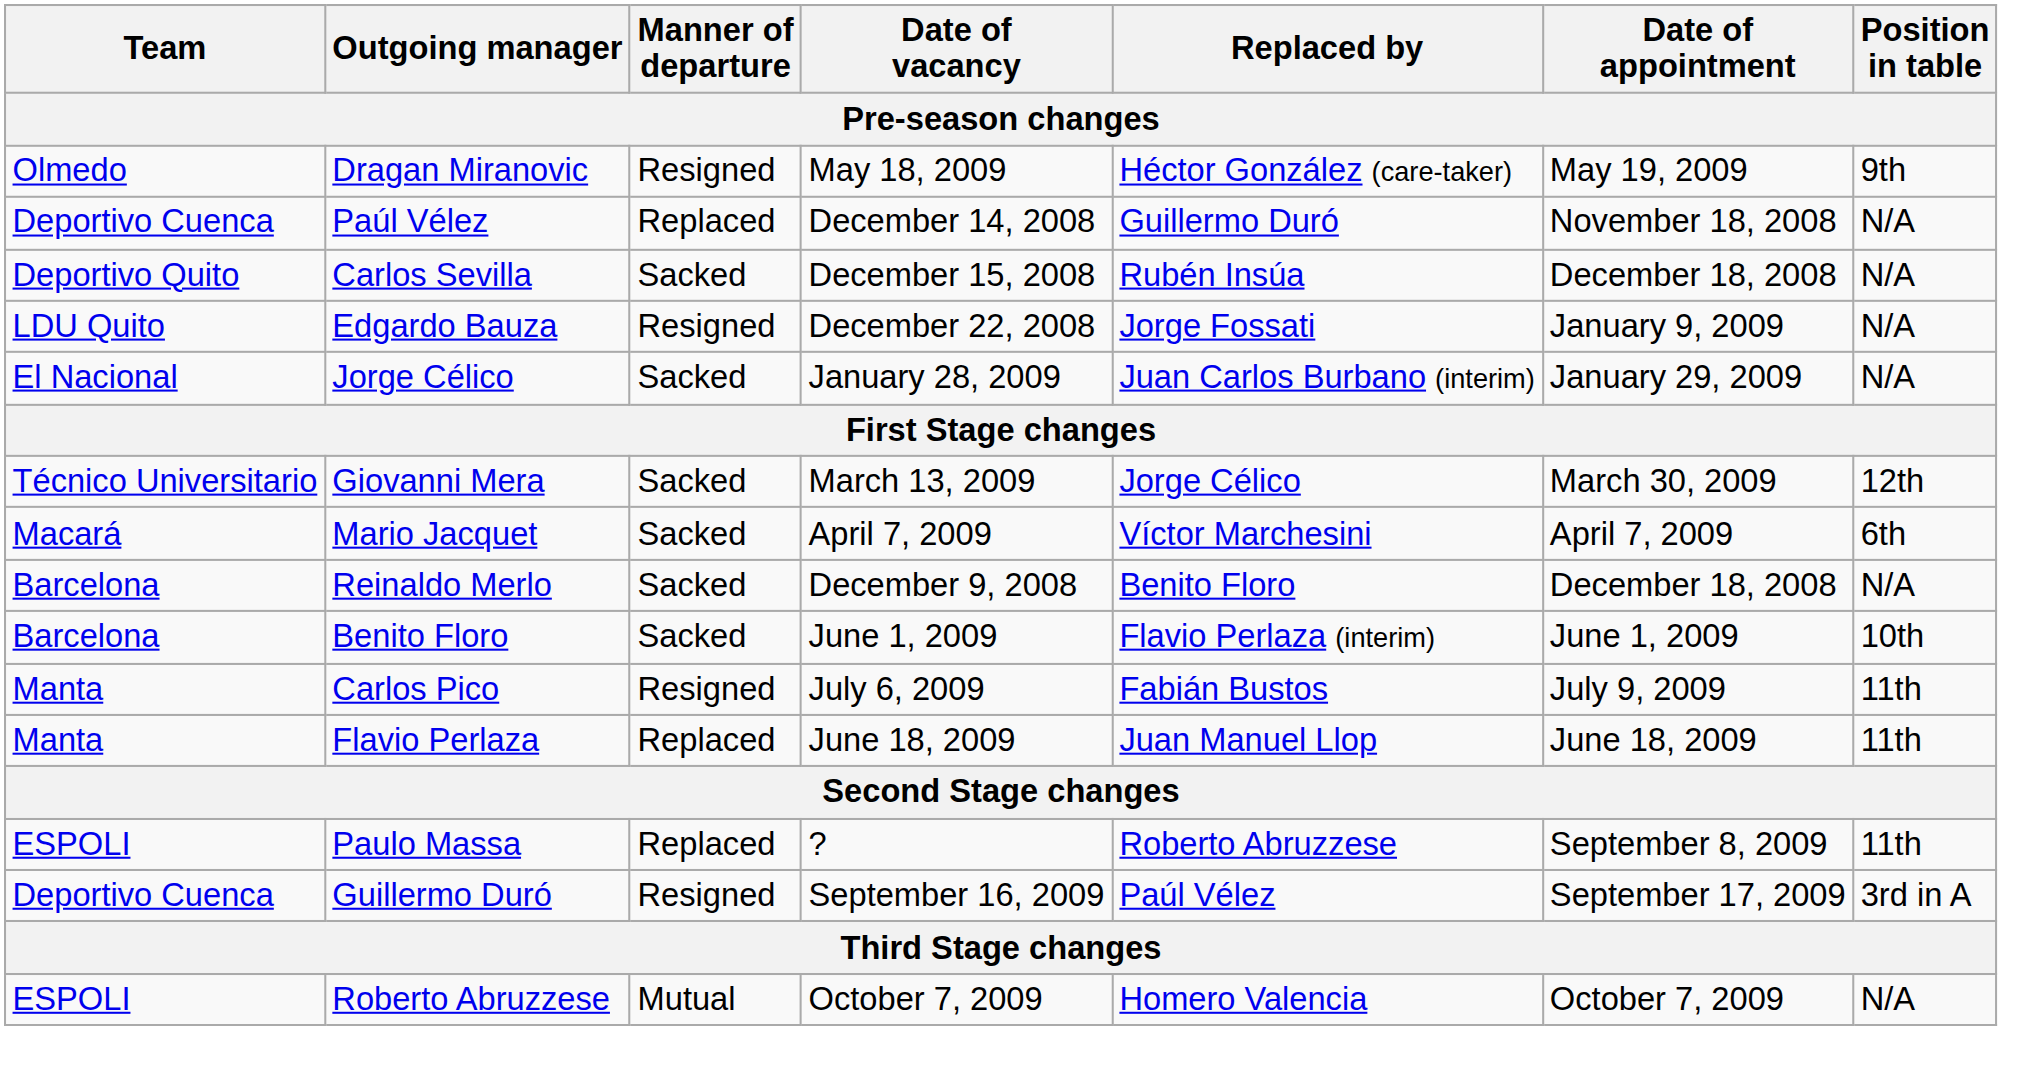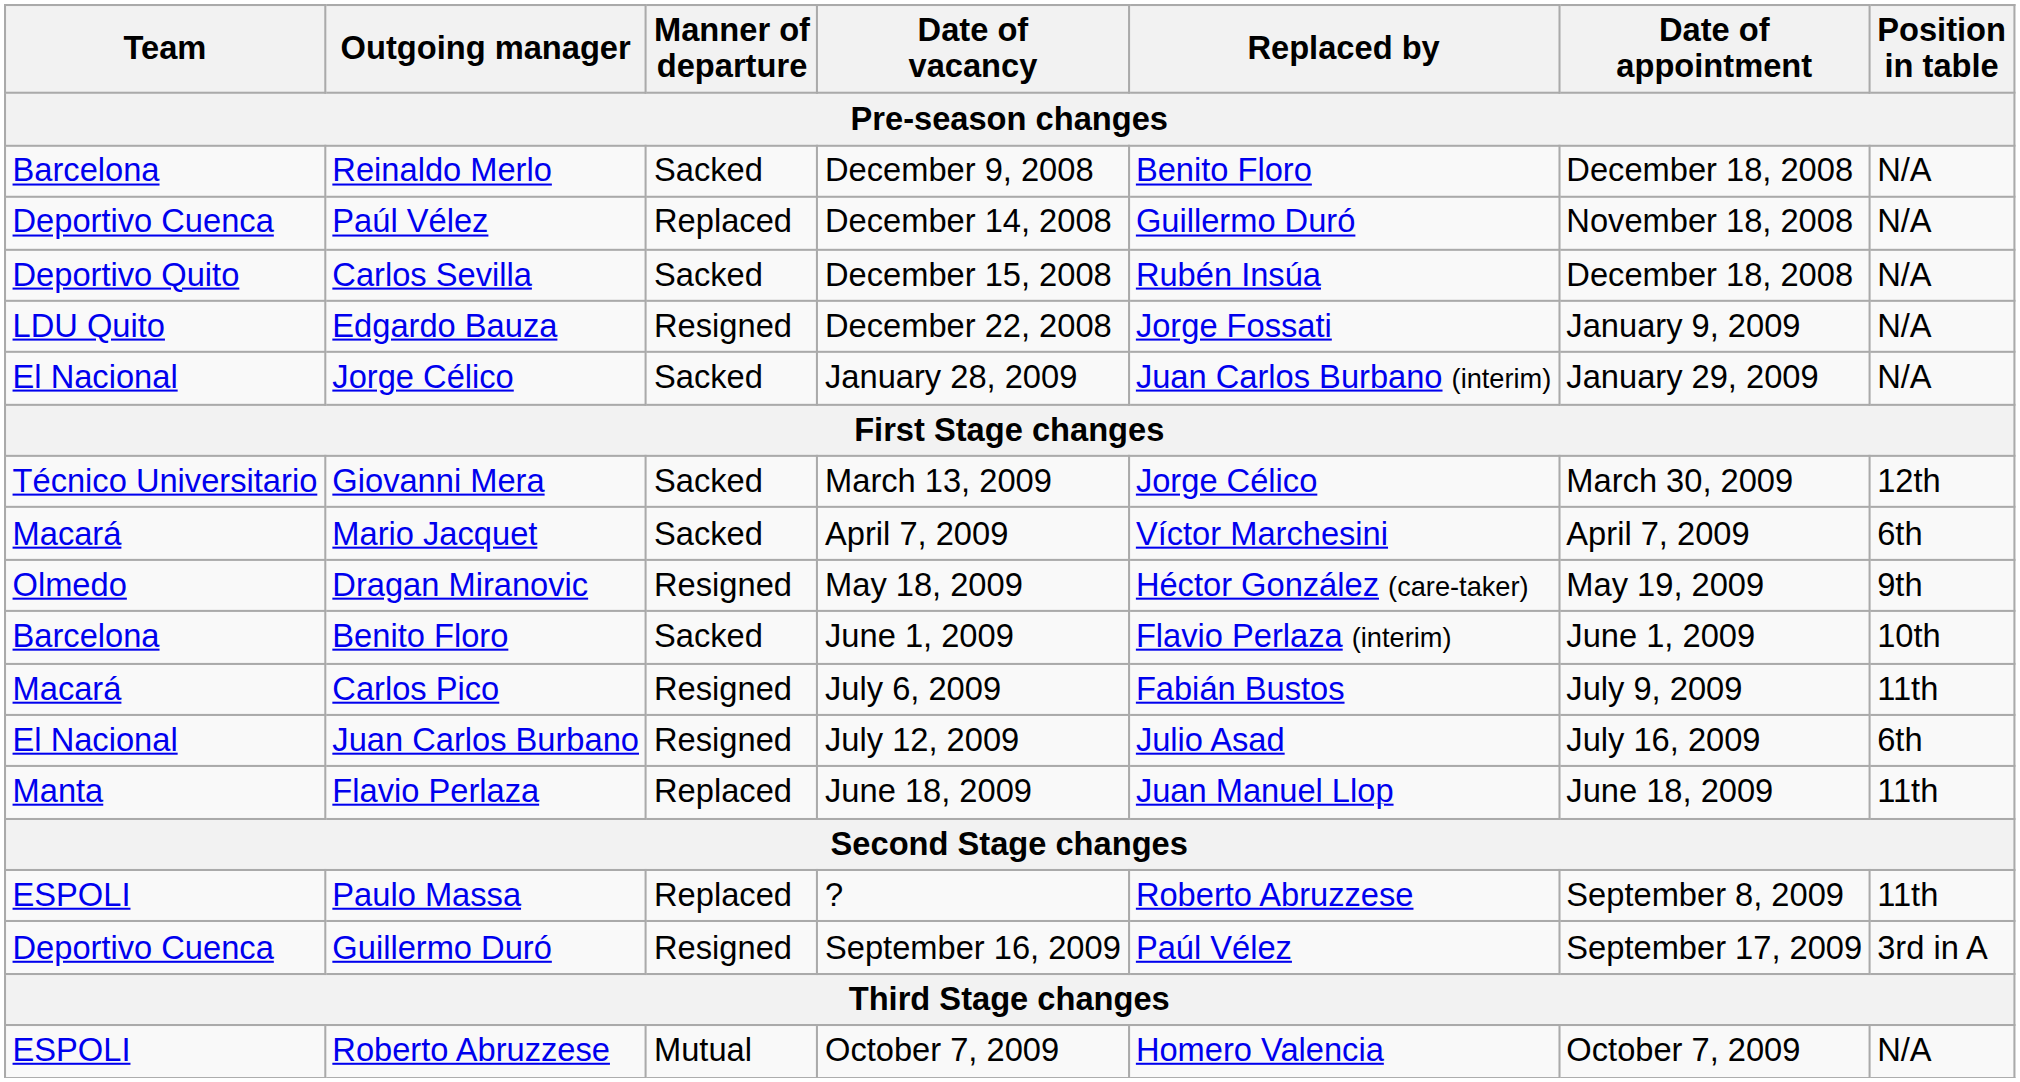rows swapped: (442, 584) <-> (460, 170)
(58, 688) Manta -> (67, 688) Macará
+ row: (486, 740)
